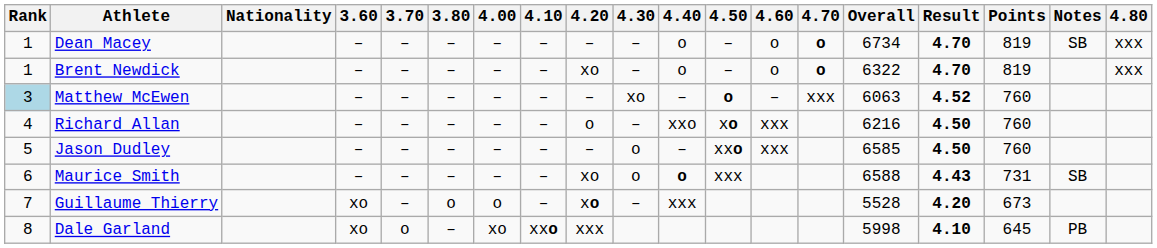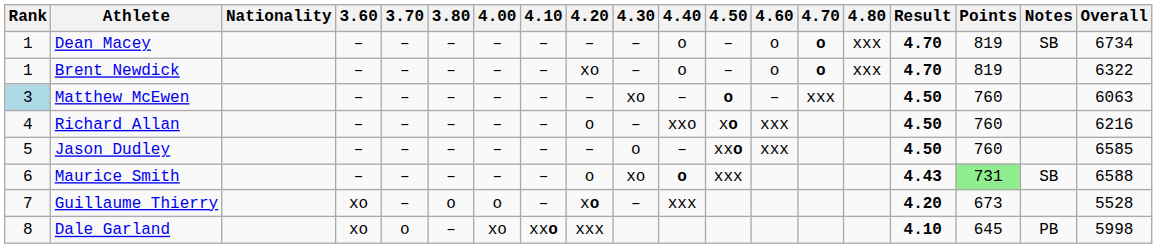columns swapped: (1129, 18) <-> (881, 18)
(952, 97) 4.52 -> (923, 97) 4.50
(590, 177) xo -> (590, 177) o
(636, 177) o -> (636, 177) xo
(1017, 177) no background -> (988, 177) lightgreen background
